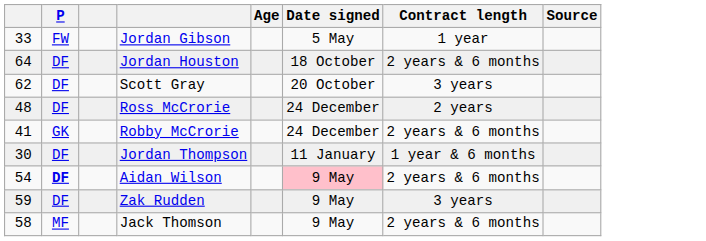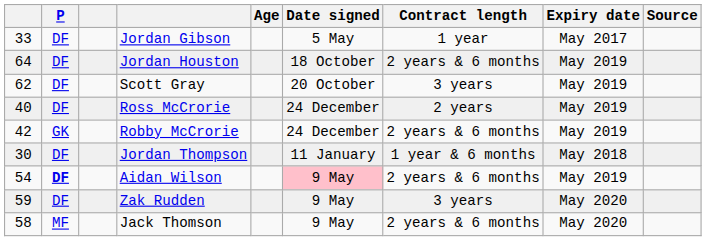+ column: (593, 16)
(60, 39) FW -> (60, 39) DF
(23, 108) 48 -> (23, 108) 40
(23, 132) 41 -> (23, 132) 42
